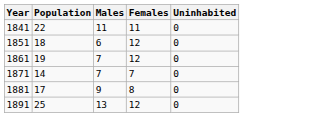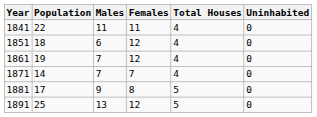+ column: (208, 12)
